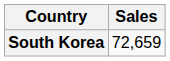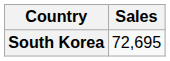(136, 42) 72,659 -> (136, 42) 72,695
